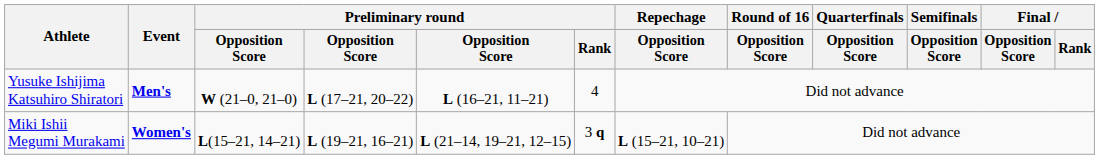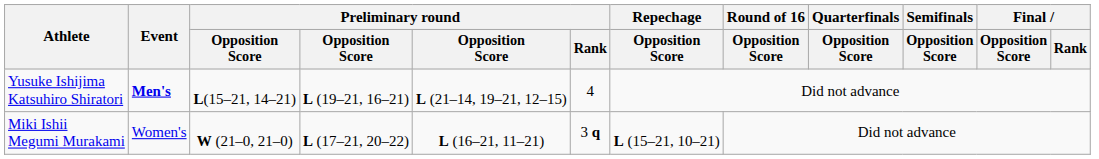(249, 99) W (21–0, 21–0) -> (245, 99) L(15–21, 14–21)
(360, 99) L (17–21, 20–22) -> (356, 99) L (19–21, 16–21)
(496, 99) L (16–21, 11–21) -> (491, 99) L (21–14, 19–21, 12–15)
(161, 133) bold -> (159, 133) normal
(249, 142) L(15–21, 14–21) -> (245, 142) W (21–0, 21–0)
(360, 142) L (19–21, 16–21) -> (356, 142) L (17–21, 20–22)
(496, 142) L (21–14, 19–21, 12–15) -> (491, 142) L (16–21, 11–21)
